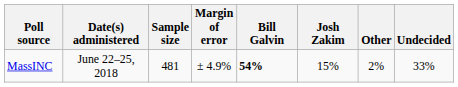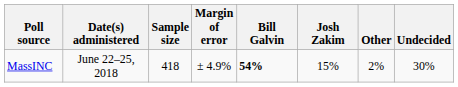(170, 65) 481 -> (170, 65) 418
(424, 65) 33% -> (424, 65) 30%
